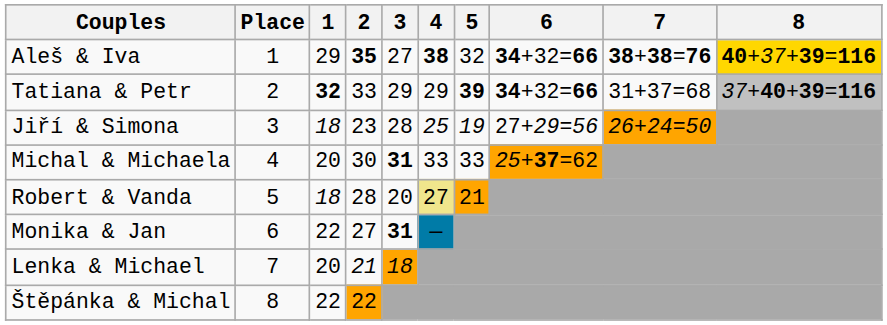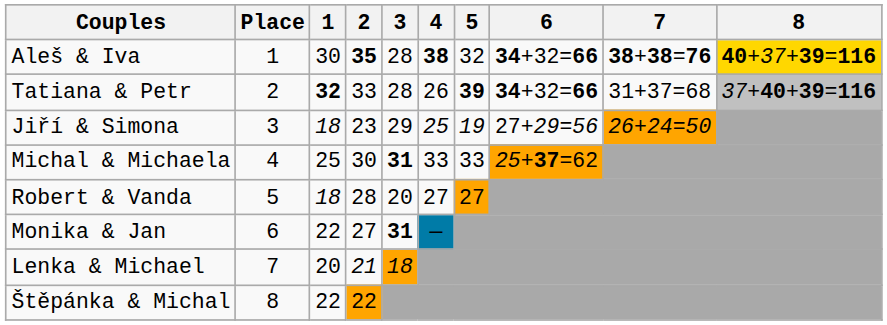(328, 57) 29 -> (328, 57) 30
(400, 57) 27 -> (400, 57) 28
(400, 92) 29 -> (400, 92) 28
(436, 92) 29 -> (436, 92) 26
(400, 127) 28 -> (400, 127) 29
(328, 162) 20 -> (328, 162) 25
(436, 197) khaki background -> (436, 197) no background
(472, 197) 21 -> (472, 197) 27
